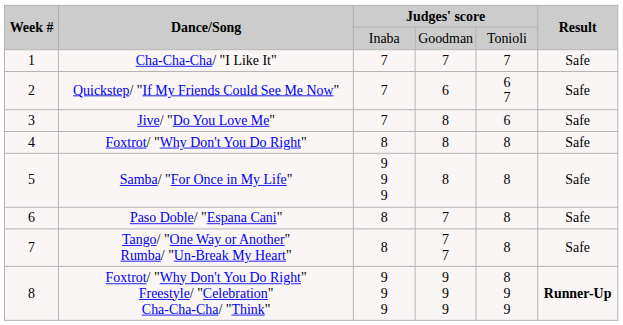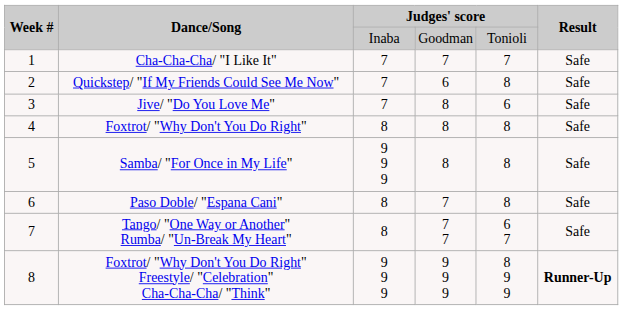(507, 90) 6 7 -> (507, 82) 8
(507, 247) 8 -> (507, 232) 6 7
